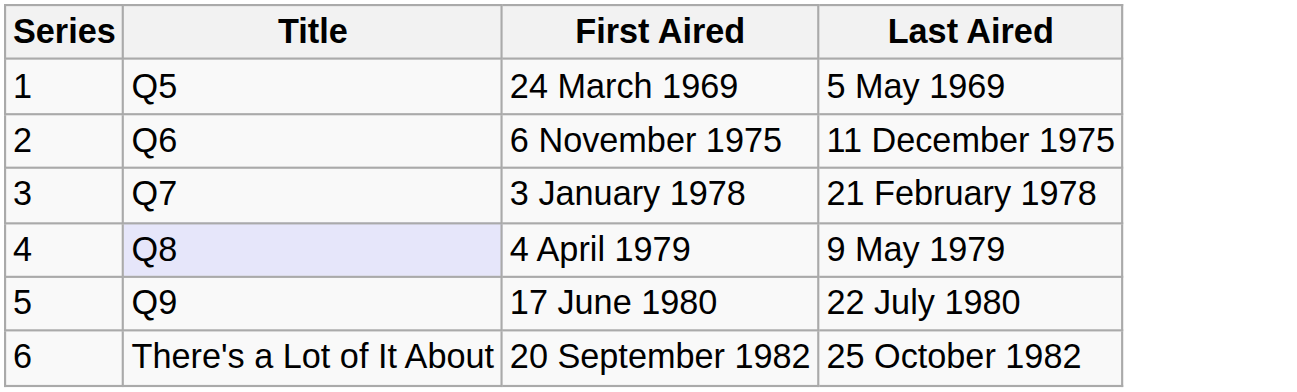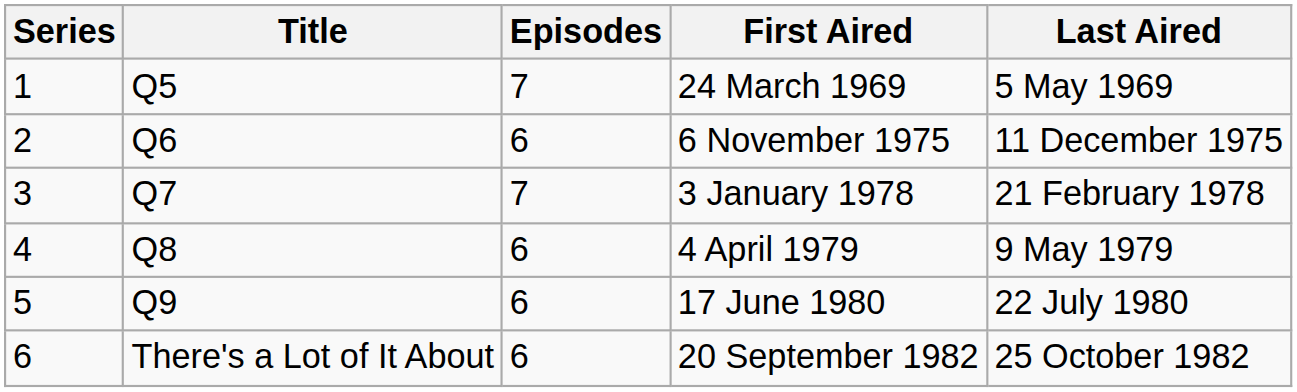+ column: (586, 31)
(154, 248) lavender background -> (154, 248) no background
